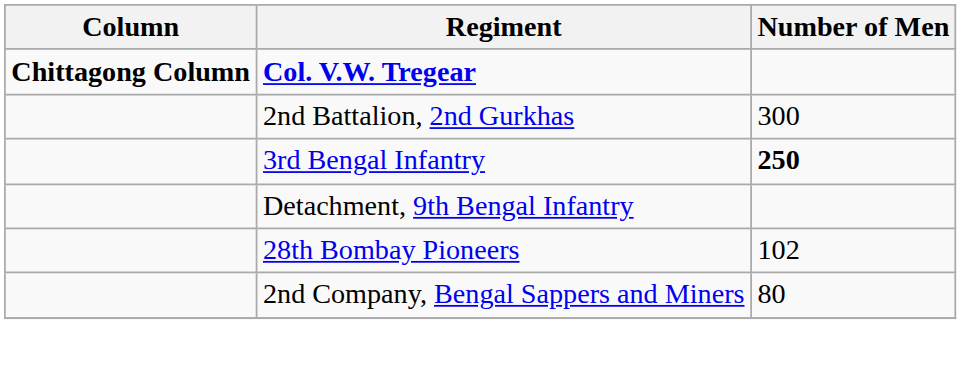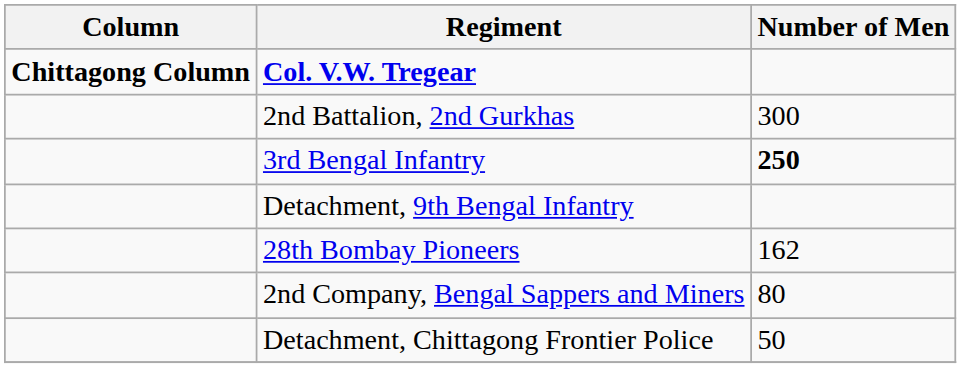(779, 250) 102 -> (779, 250) 162
+ row: (488, 339)
